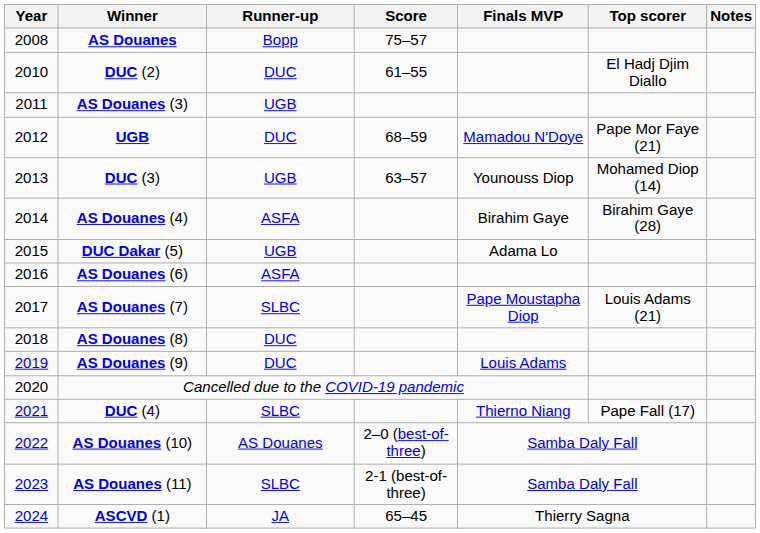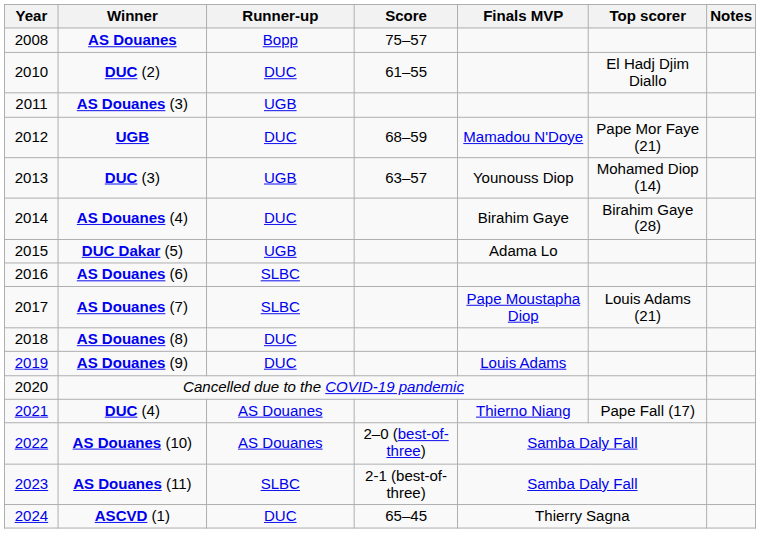(280, 218) ASFA -> (280, 218) DUC
(280, 274) ASFA -> (280, 274) SLBC
(280, 411) SLBC -> (280, 411) AS Douanes
(280, 516) JA -> (280, 516) DUC
